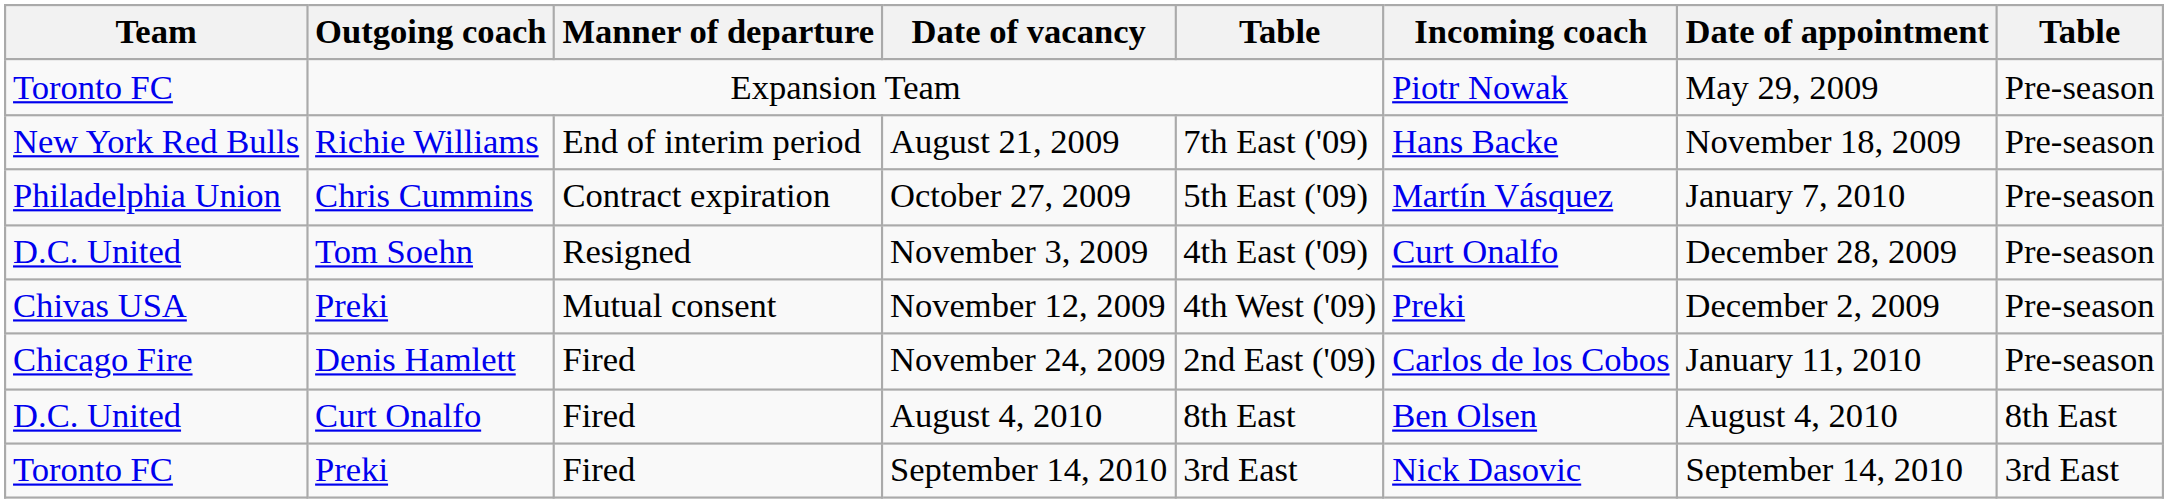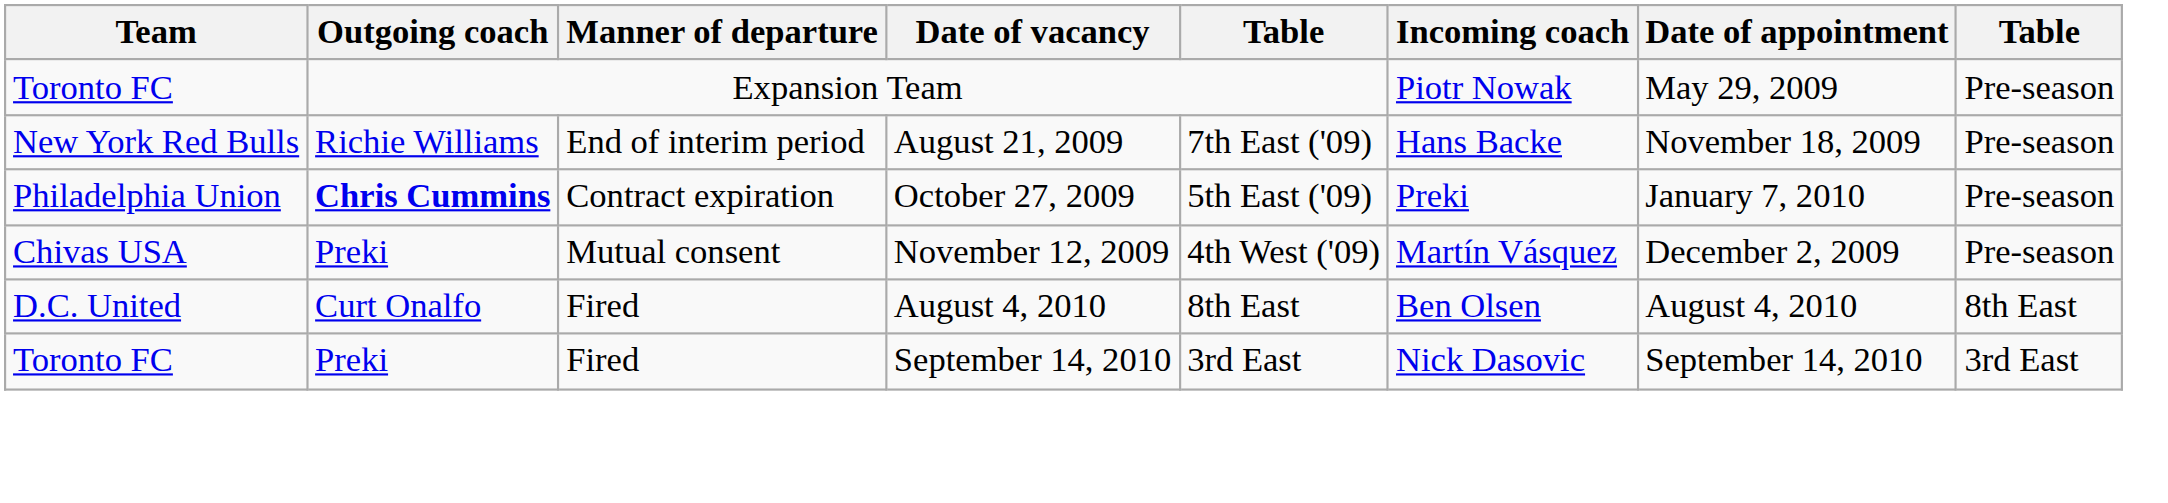(424, 196) normal -> (433, 196) bold
(1503, 196) Martín Vásquez -> (1432, 196) Preki
- row: (1019, 251)
(1429, 305) Preki -> (1507, 251) Martín Vásquez
- row: (1028, 360)
